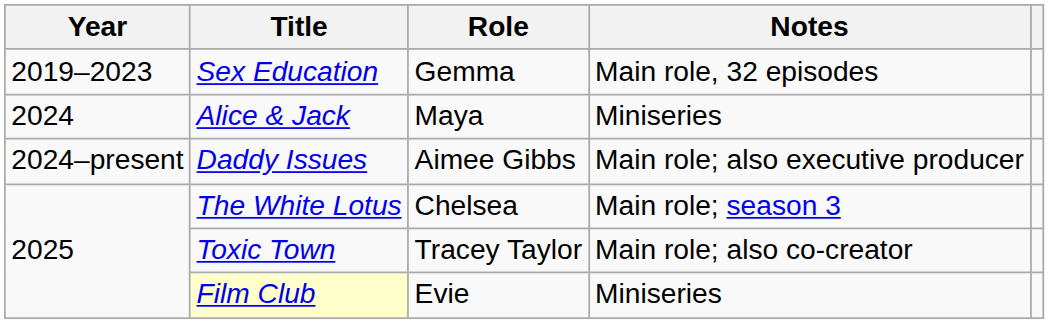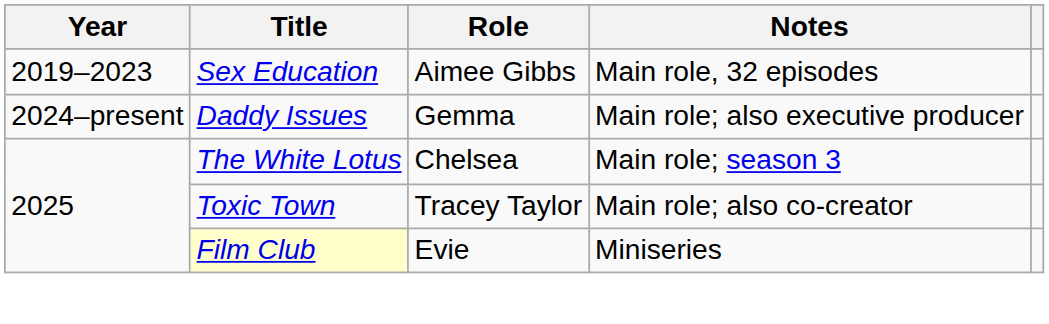(465, 71) Gemma -> (495, 71) Aimee Gibbs
- row: (273, 116)
(495, 160) Aimee Gibbs -> (465, 116) Gemma
